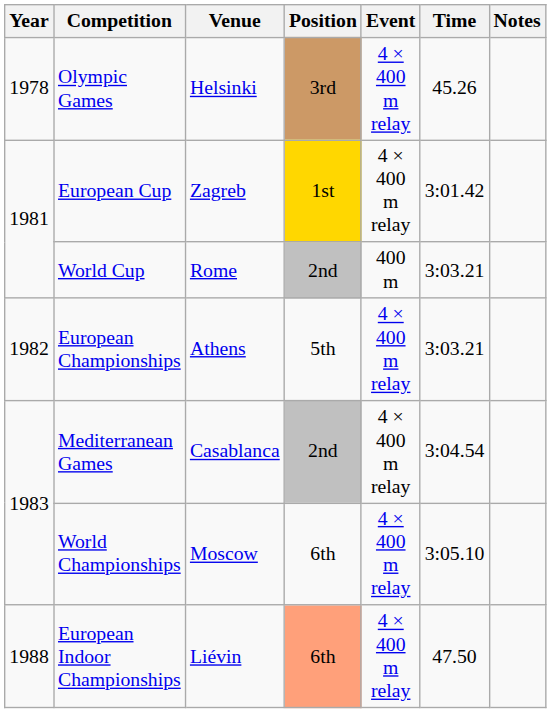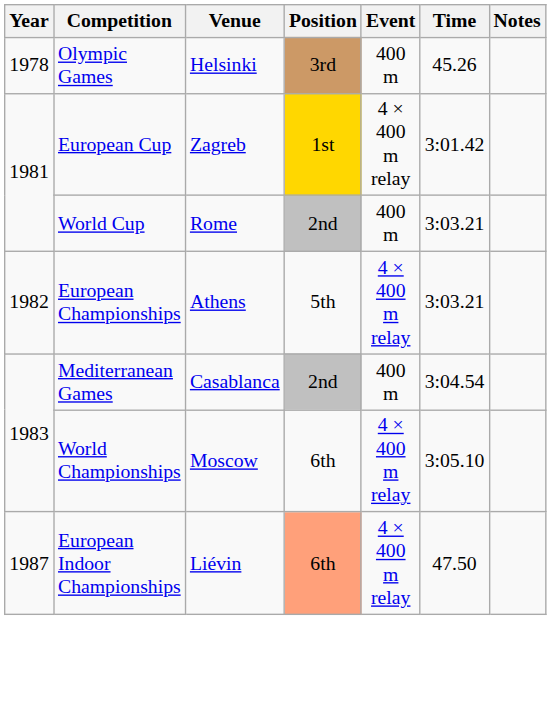(391, 88) 4 × 400 m relay -> (391, 65) 400 m
(391, 451) 4 × 400 m relay -> (391, 381) 400 m
(29, 656) 1988 -> (29, 563) 1987
